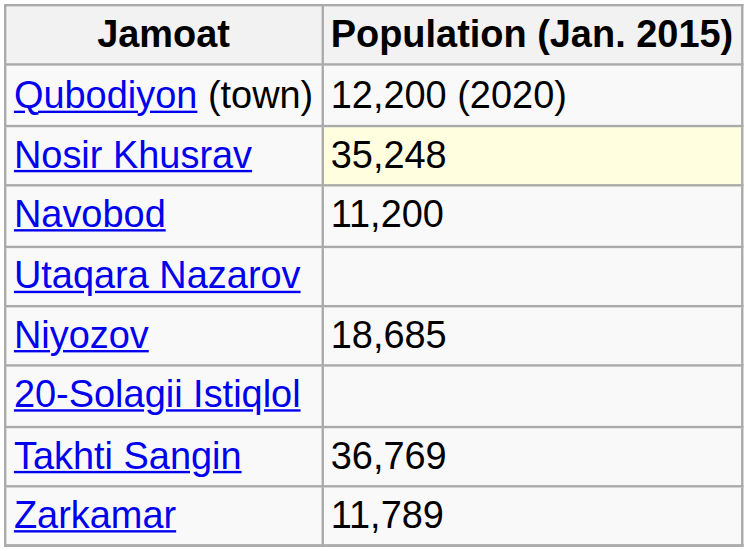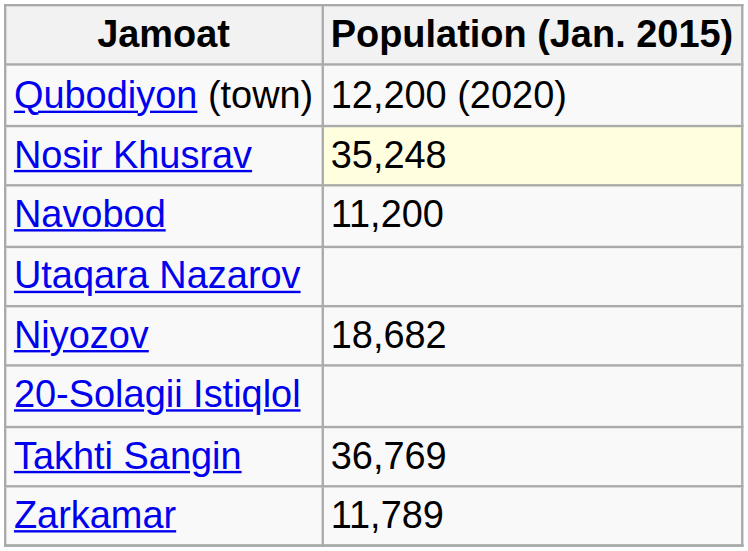(389, 335) 18,685 -> (389, 335) 18,682
